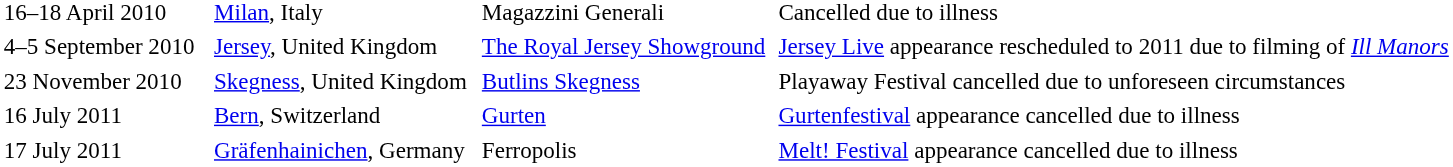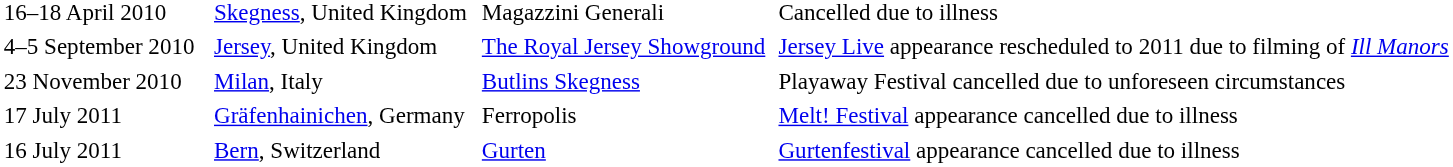(268, 12) Milan, Italy -> (340, 12) Skegness, United Kingdom
(340, 81) Skegness, United Kingdom -> (268, 81) Milan, Italy
rows swapped: (63, 115) <-> (63, 150)
